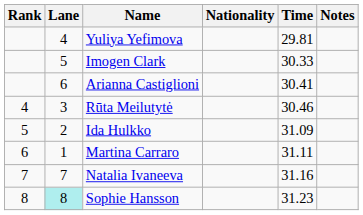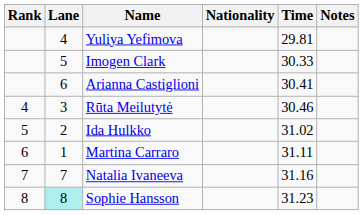(297, 130) 31.09 -> (297, 130) 31.02
